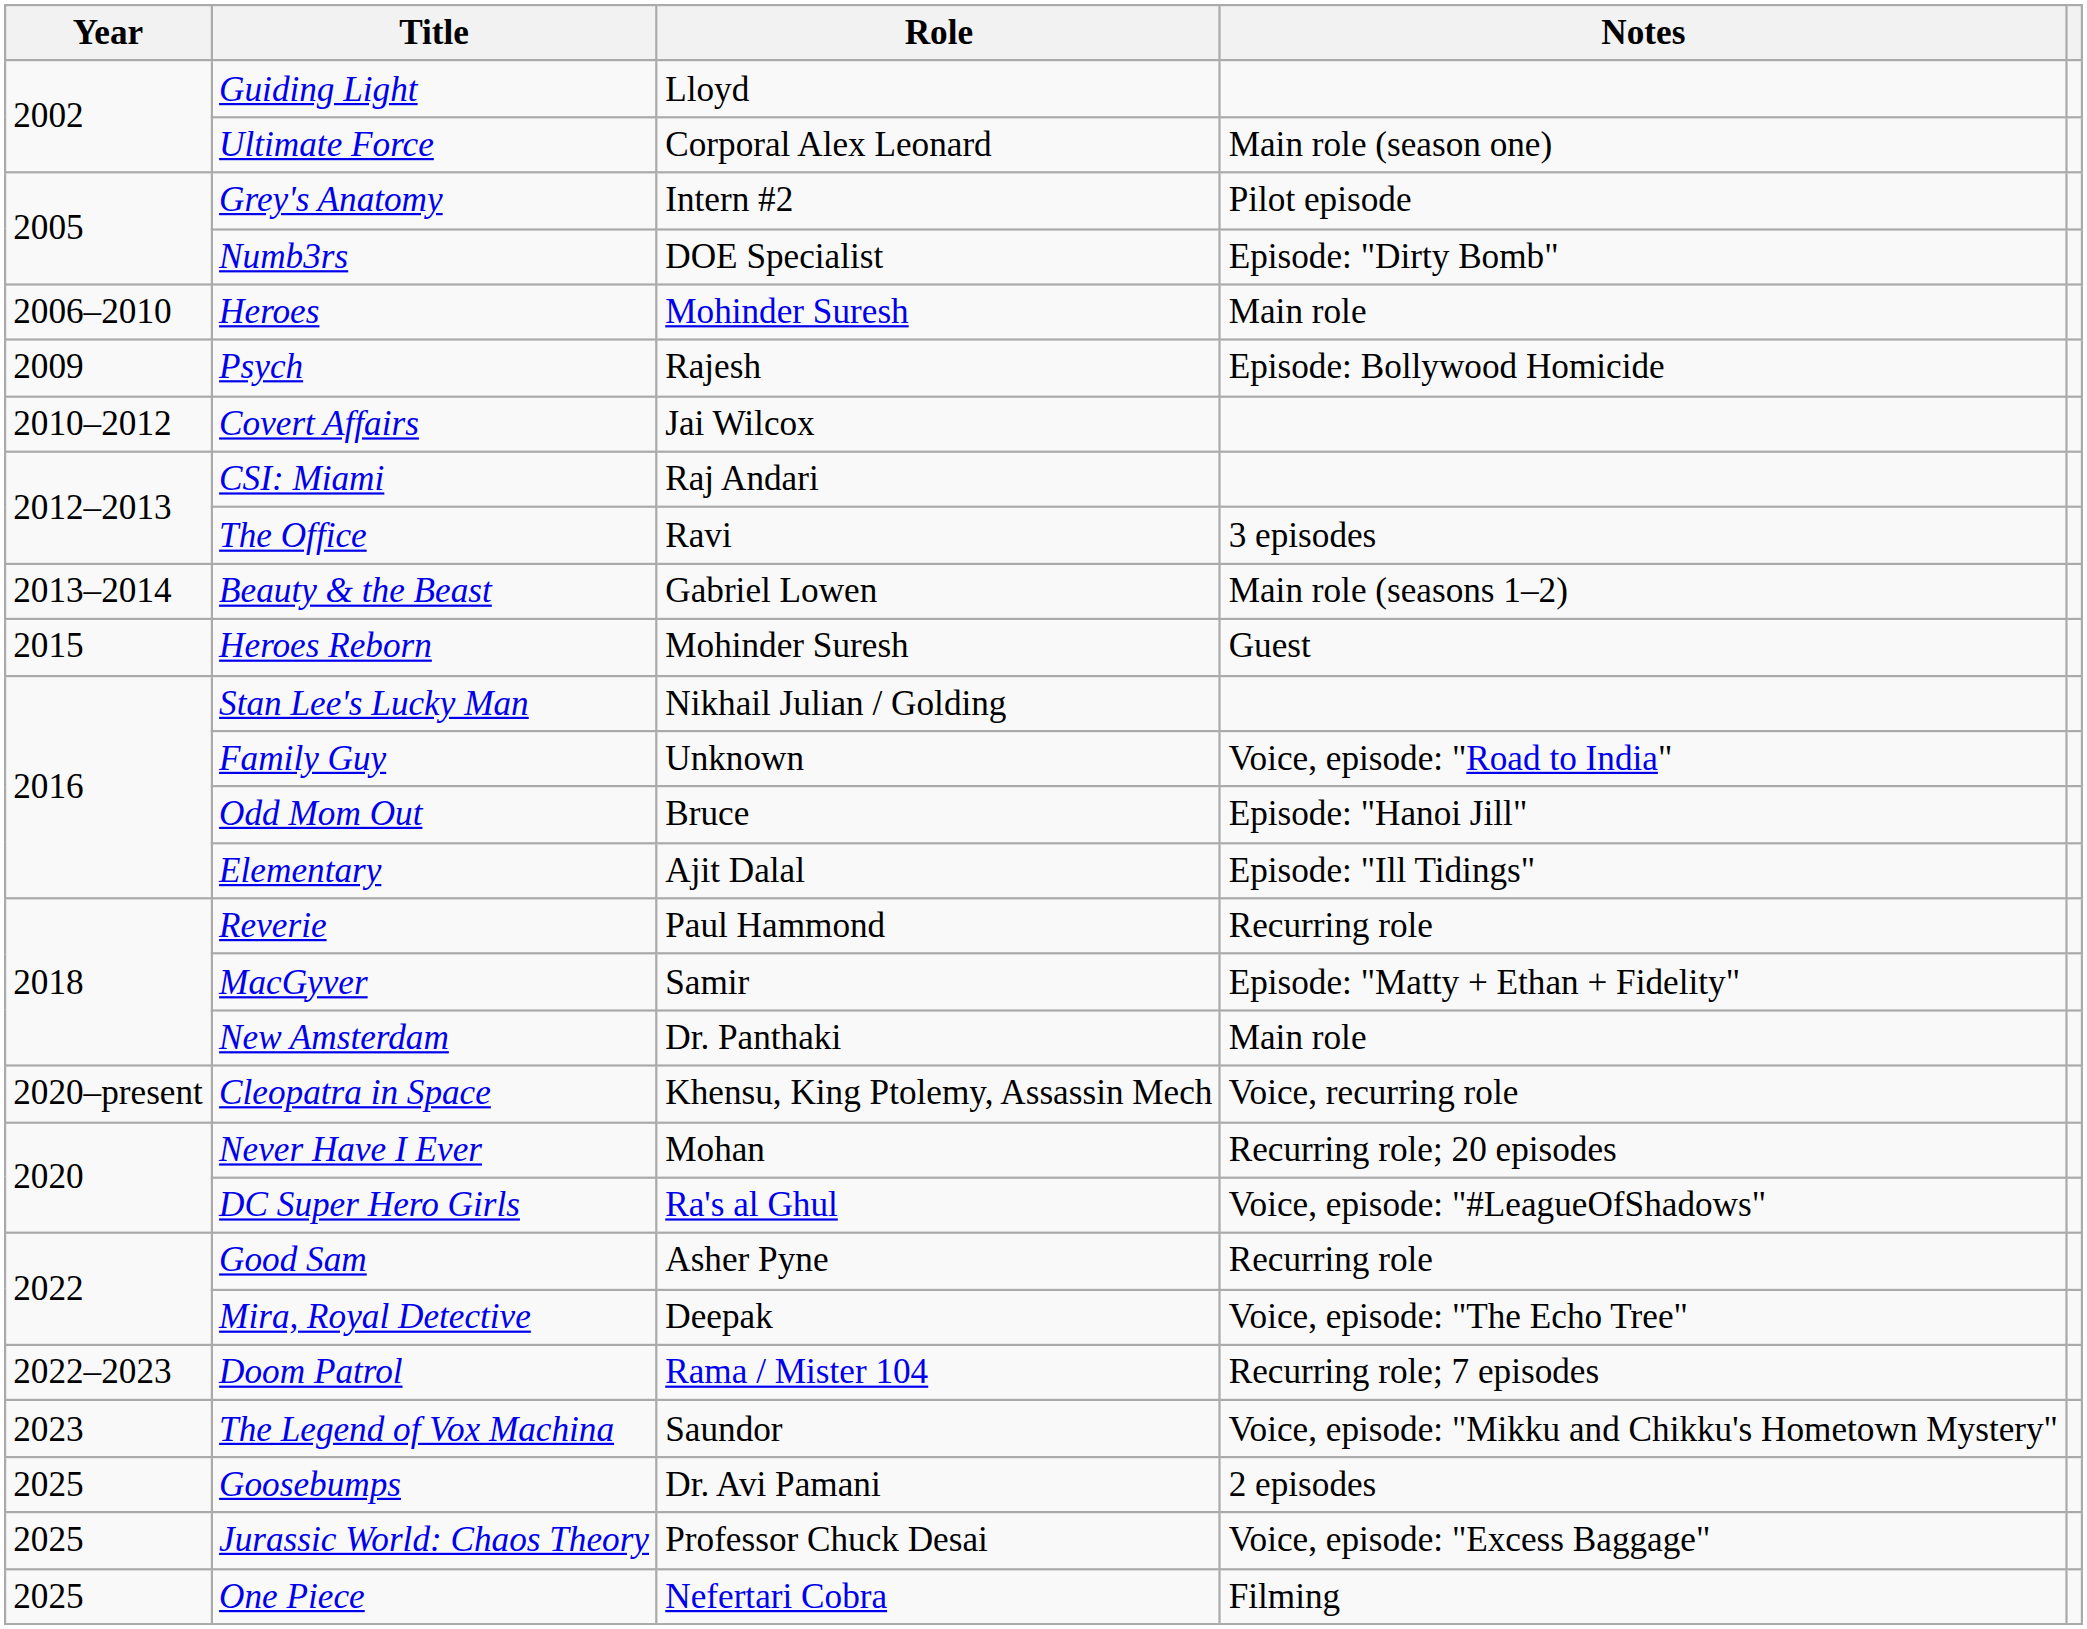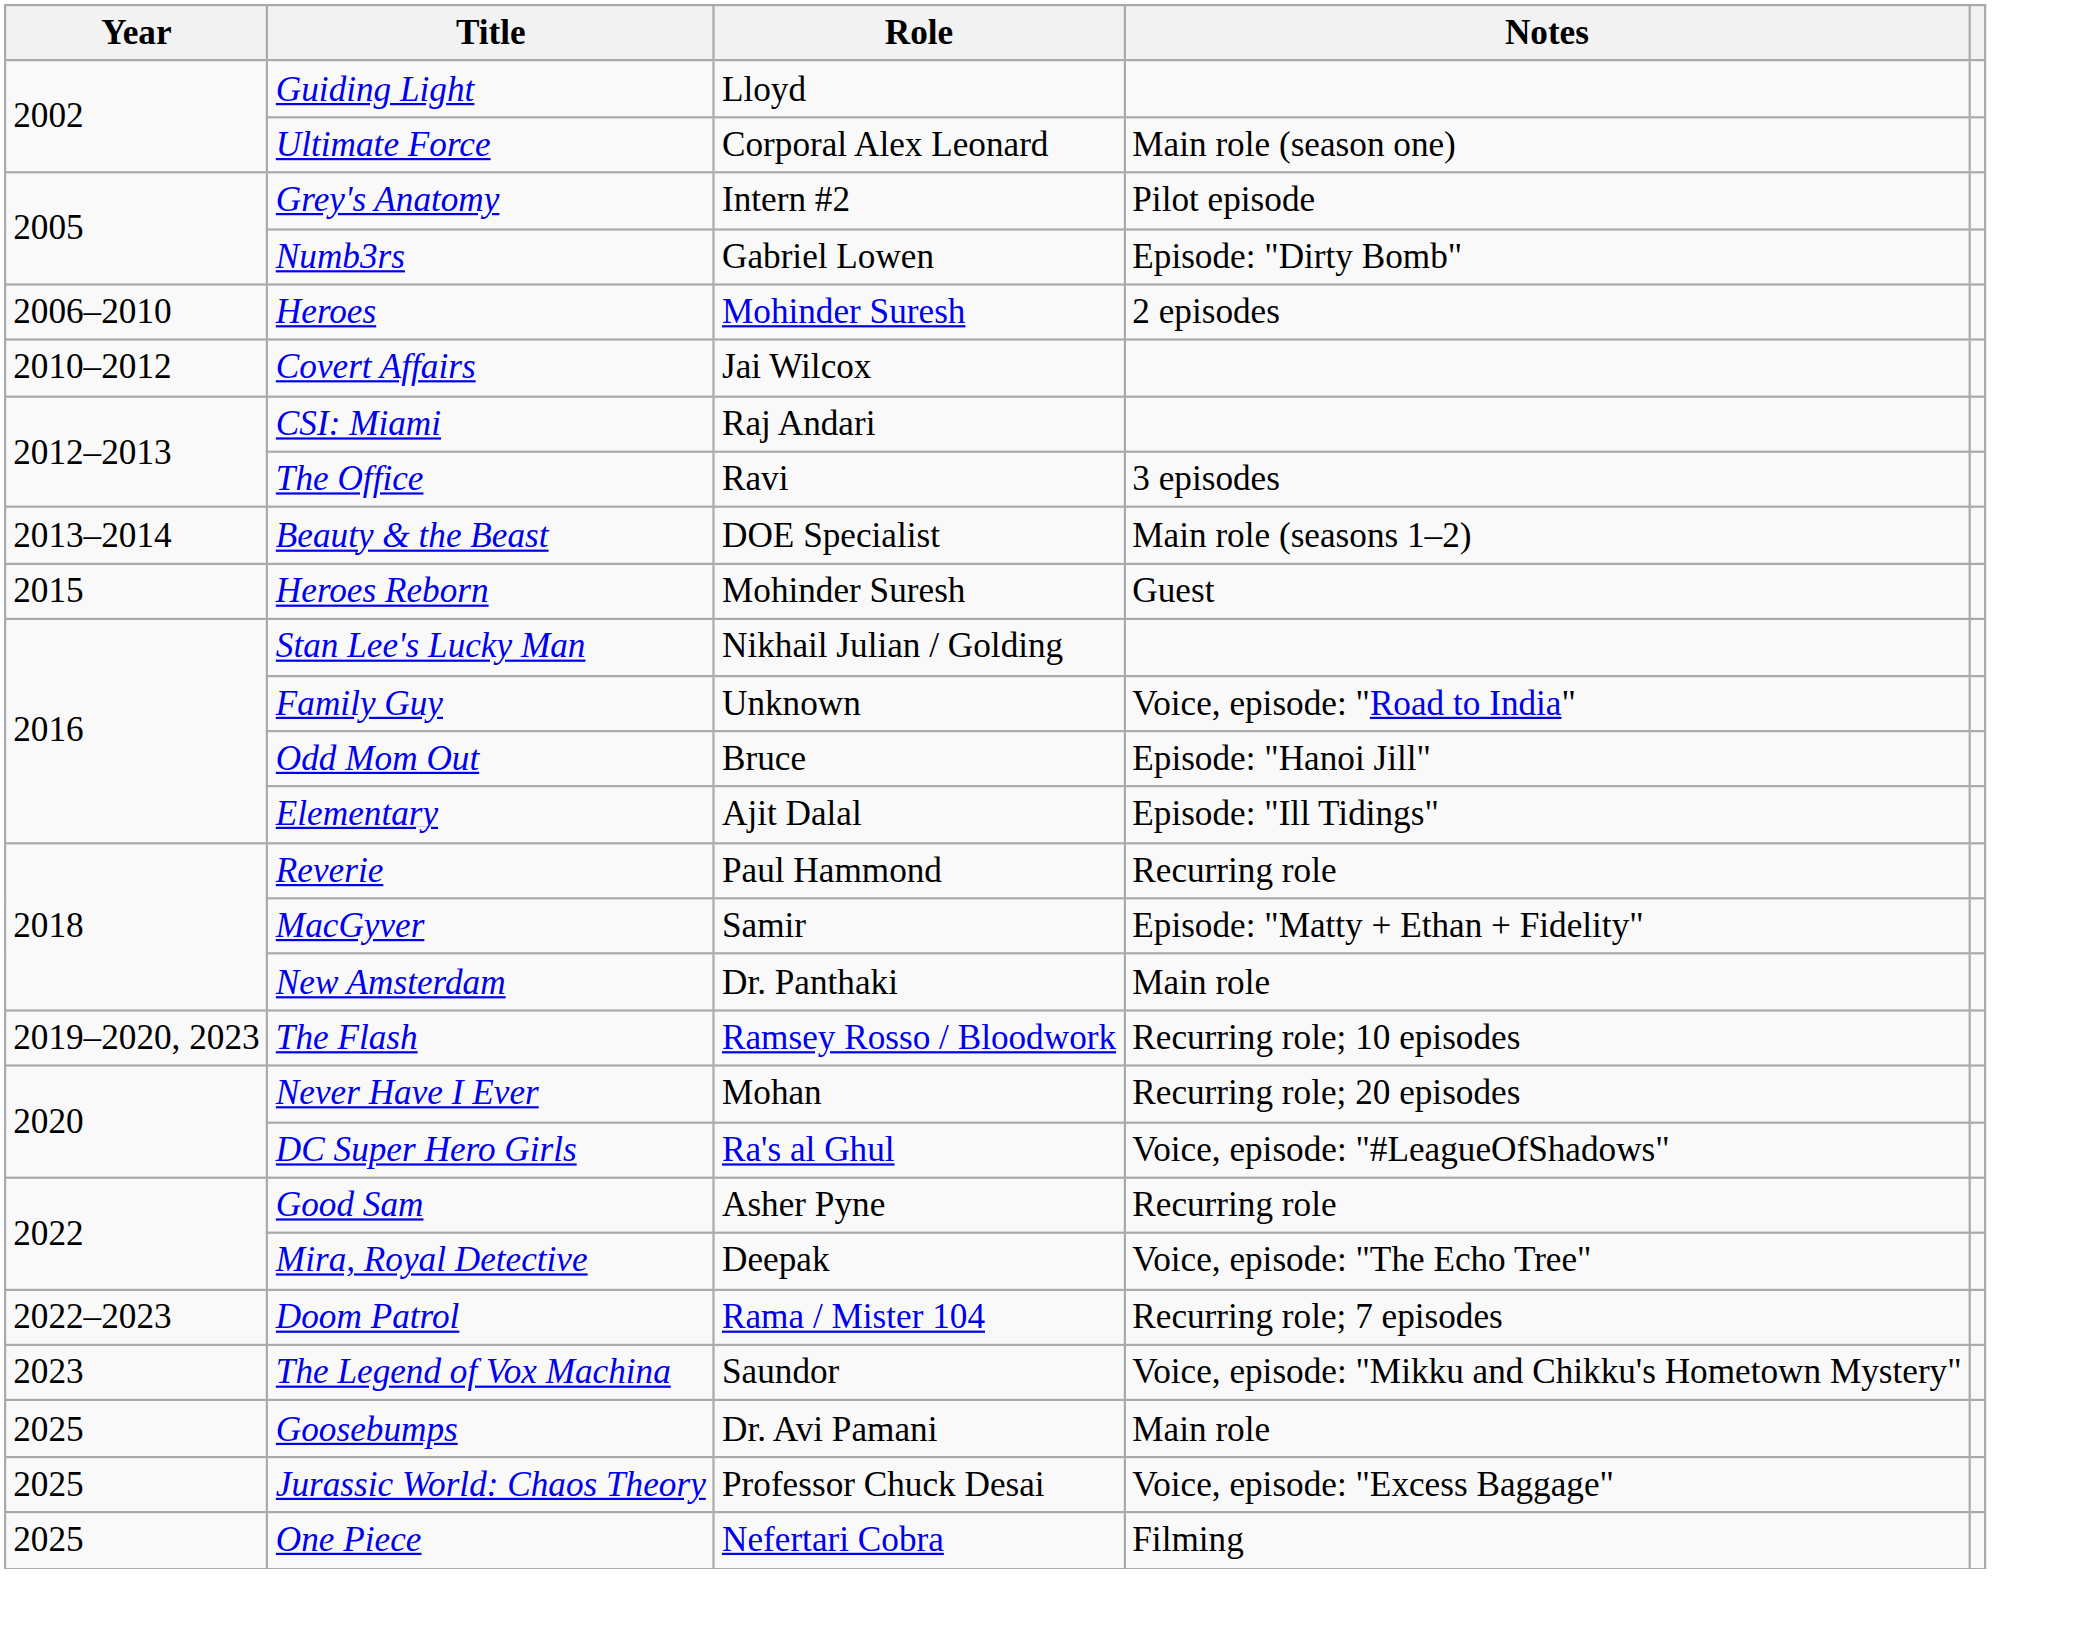(774, 255) DOE Specialist -> (828, 255) Gabriel Lowen
(1298, 311) Main role -> (1206, 311) 2 episodes
- row: (261, 367)
(771, 590) Gabriel Lowen -> (831, 534) DOE Specialist
+ row: (347, 1037)
- row: (355, 1093)
(1302, 1483) 2 episodes -> (1201, 1428) Main role
